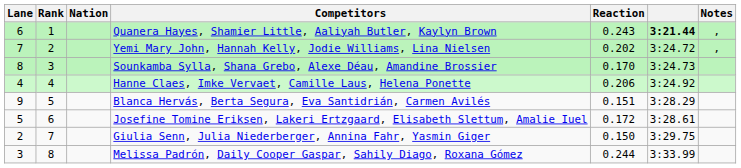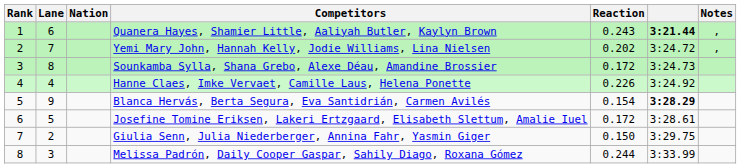columns swapped: (51, 13) <-> (20, 13)
(619, 66) 0.170 -> (619, 66) 0.172
(619, 84) 0.206 -> (619, 84) 0.226
(619, 101) 0.151 -> (619, 101) 0.154
(673, 101) normal -> (673, 101) bold
